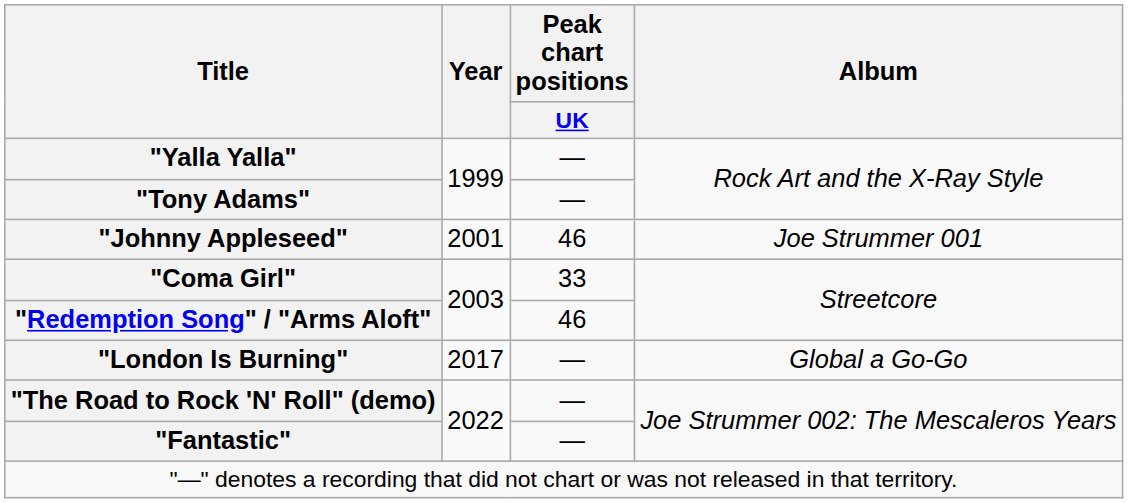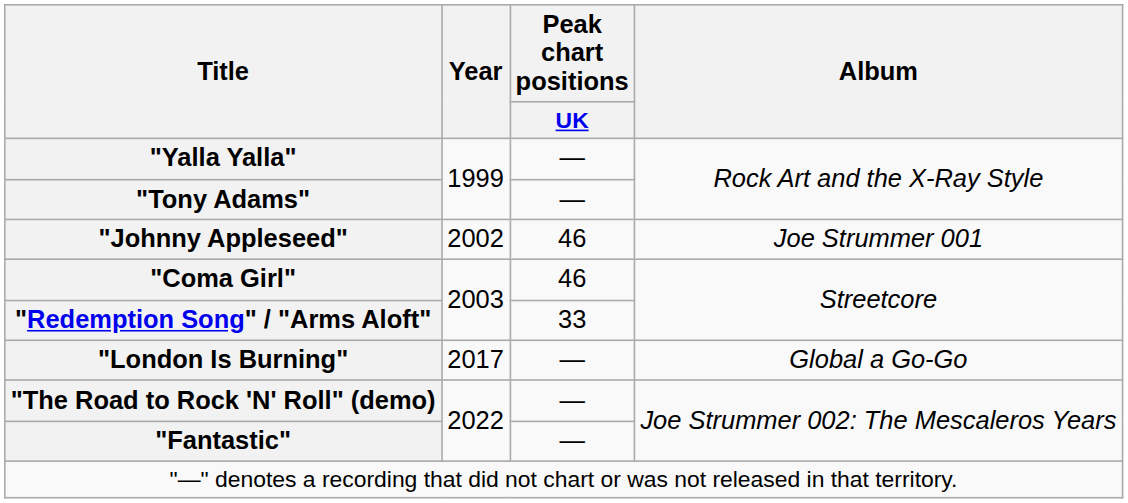(476, 239) 2001 -> (476, 239) 2002
(572, 279) 33 -> (572, 279) 46
(572, 319) 46 -> (572, 319) 33
